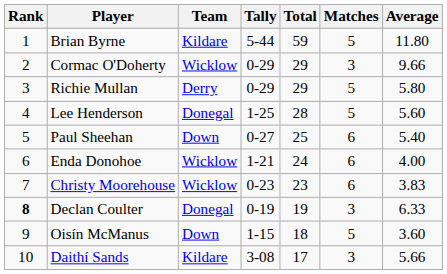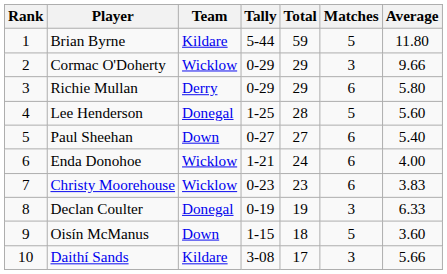(351, 88) 5 -> (351, 88) 6
(300, 137) 25 -> (300, 137) 27
(26, 209) bold -> (26, 209) normal
